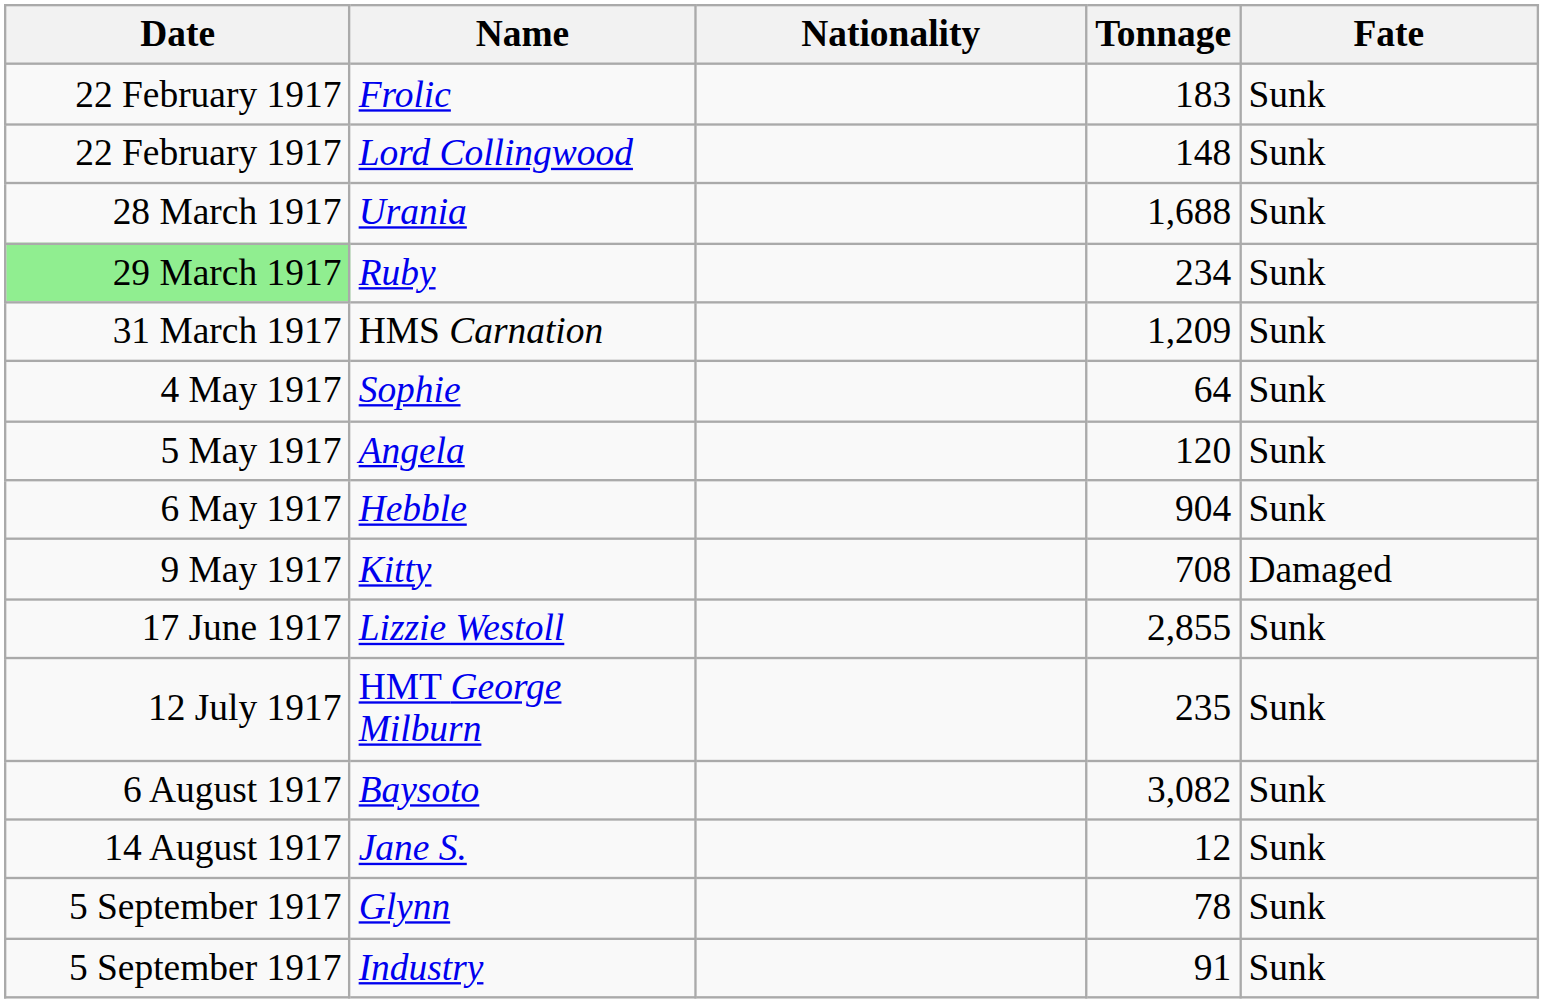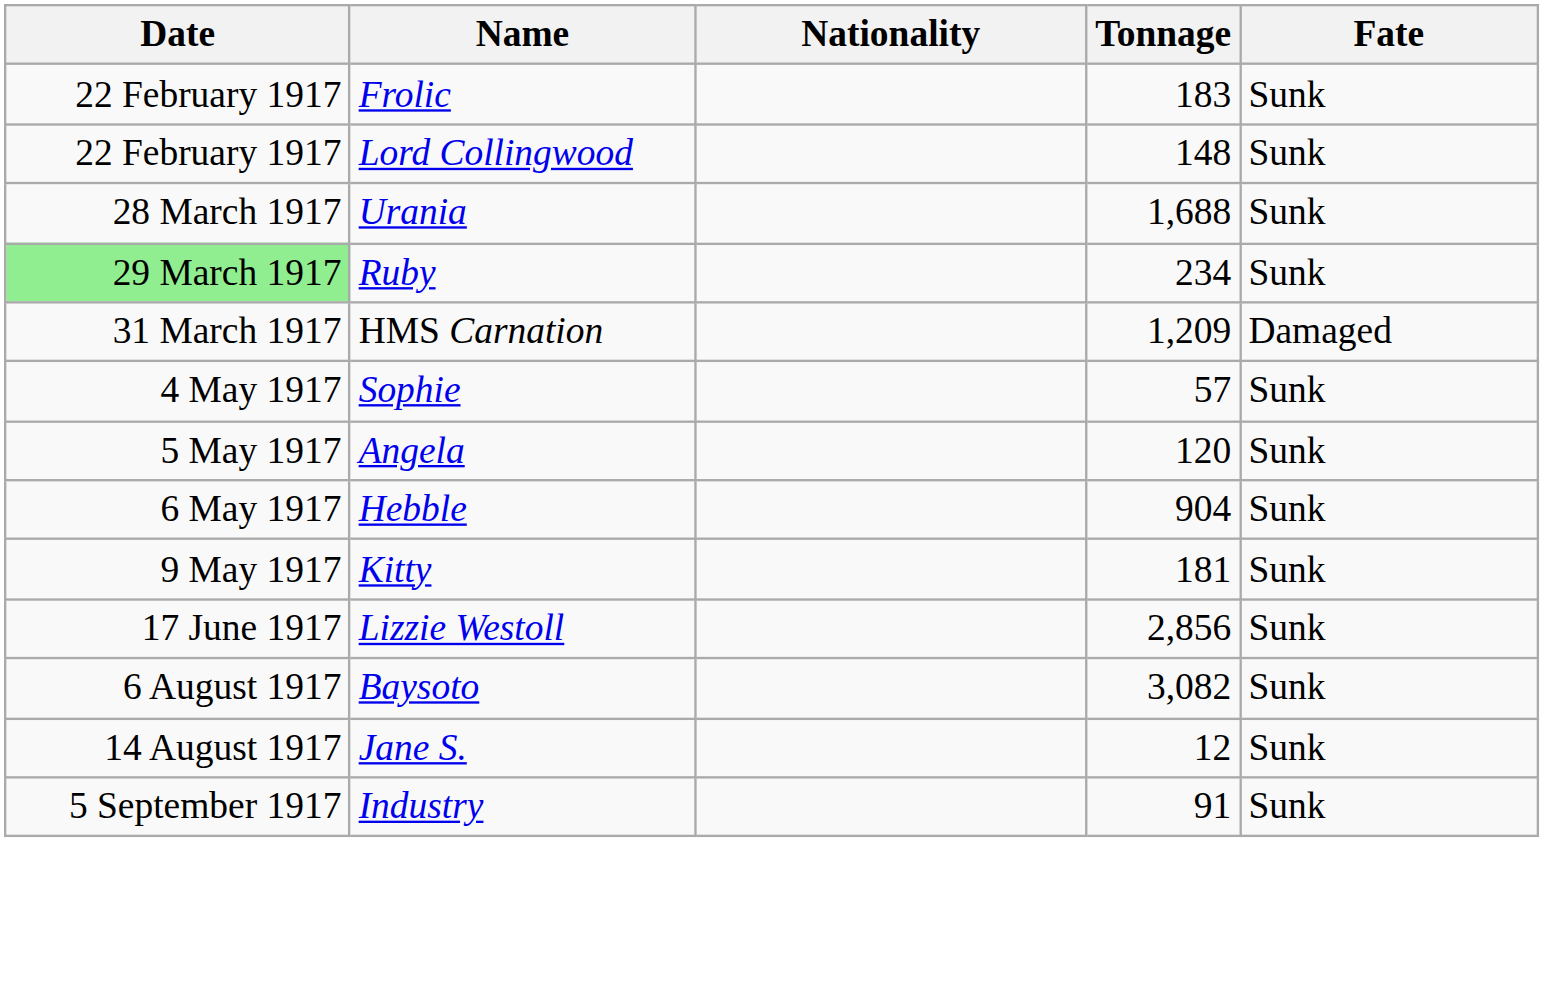(1287, 331) Sunk -> (1320, 331) Damaged
(1212, 390) 64 -> (1212, 390) 57
(1203, 568) 708 -> (1203, 568) 181
(1320, 568) Damaged -> (1287, 568) Sunk
(1189, 627) 2,855 -> (1189, 627) 2,856
- row: (460, 708)
- row: (404, 907)
